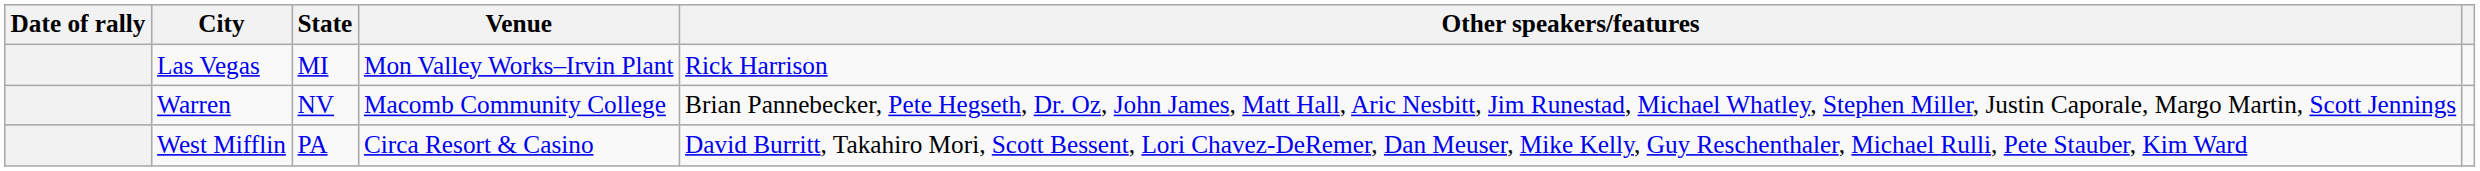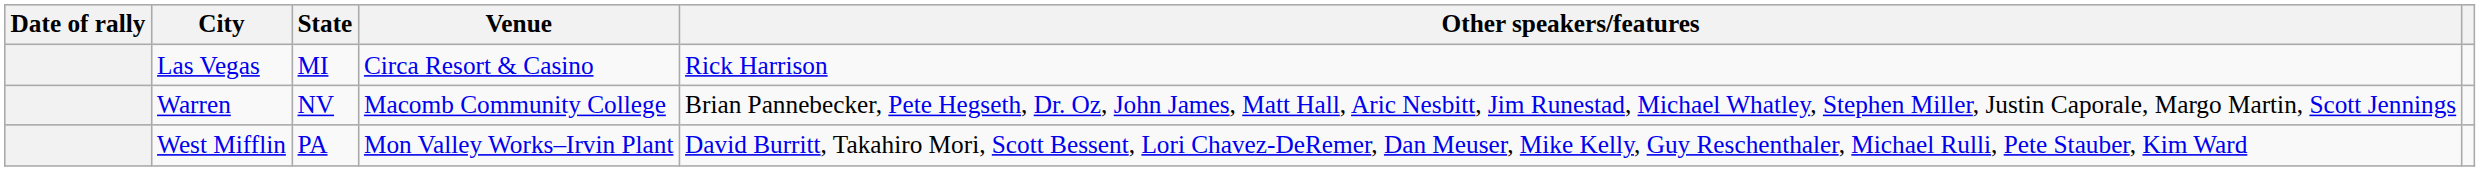(519, 64) Mon Valley Works–Irvin Plant -> (479, 64) Circa Resort & Casino
(479, 144) Circa Resort & Casino -> (519, 144) Mon Valley Works–Irvin Plant
